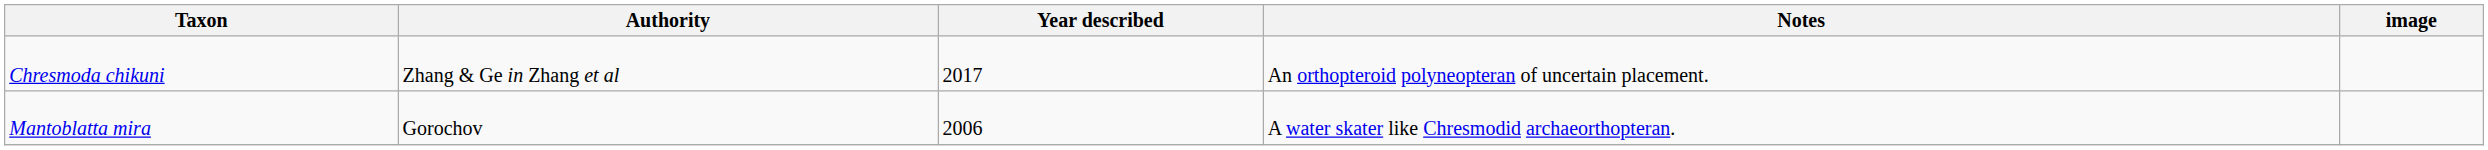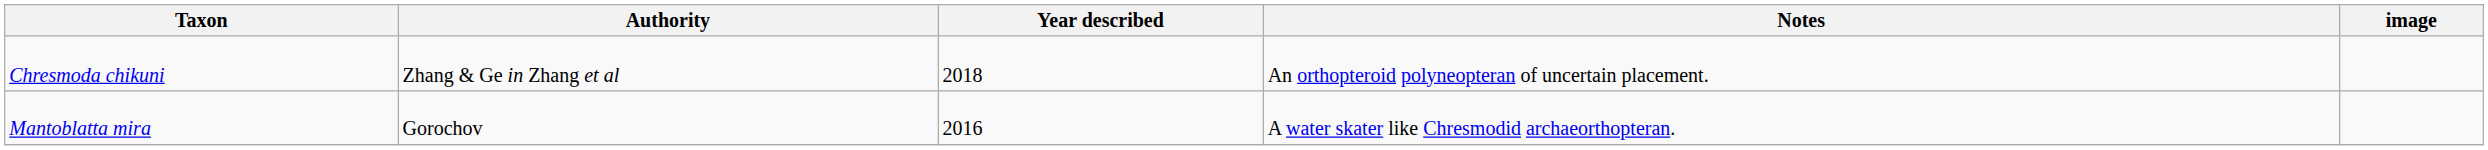(962, 74) 2017 -> (962, 74) 2018
(962, 128) 2006 -> (962, 128) 2016
